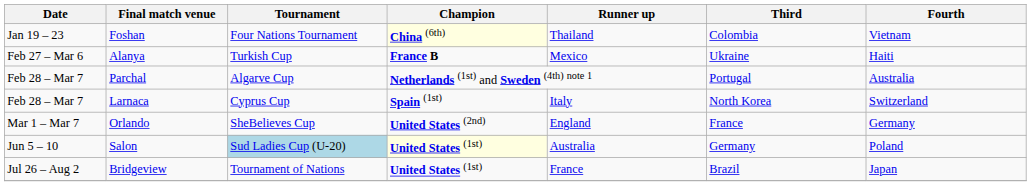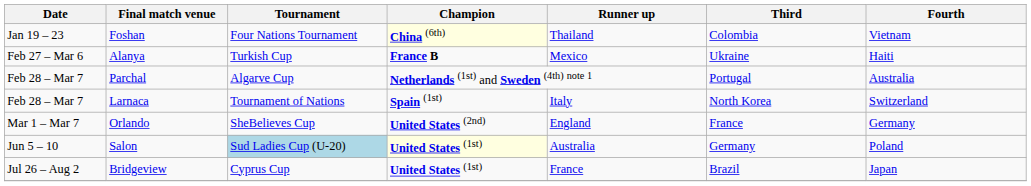(260, 100) Cyprus Cup -> (287, 100) Tournament of Nations
(287, 169) Tournament of Nations -> (260, 169) Cyprus Cup
